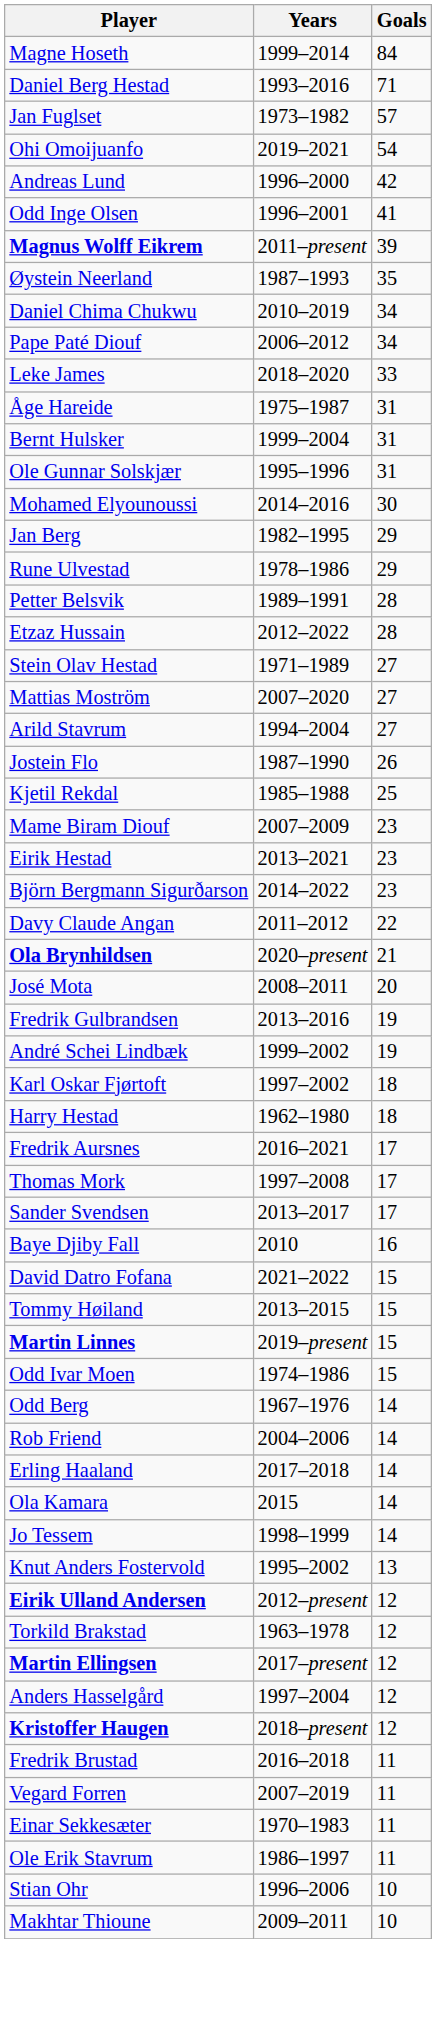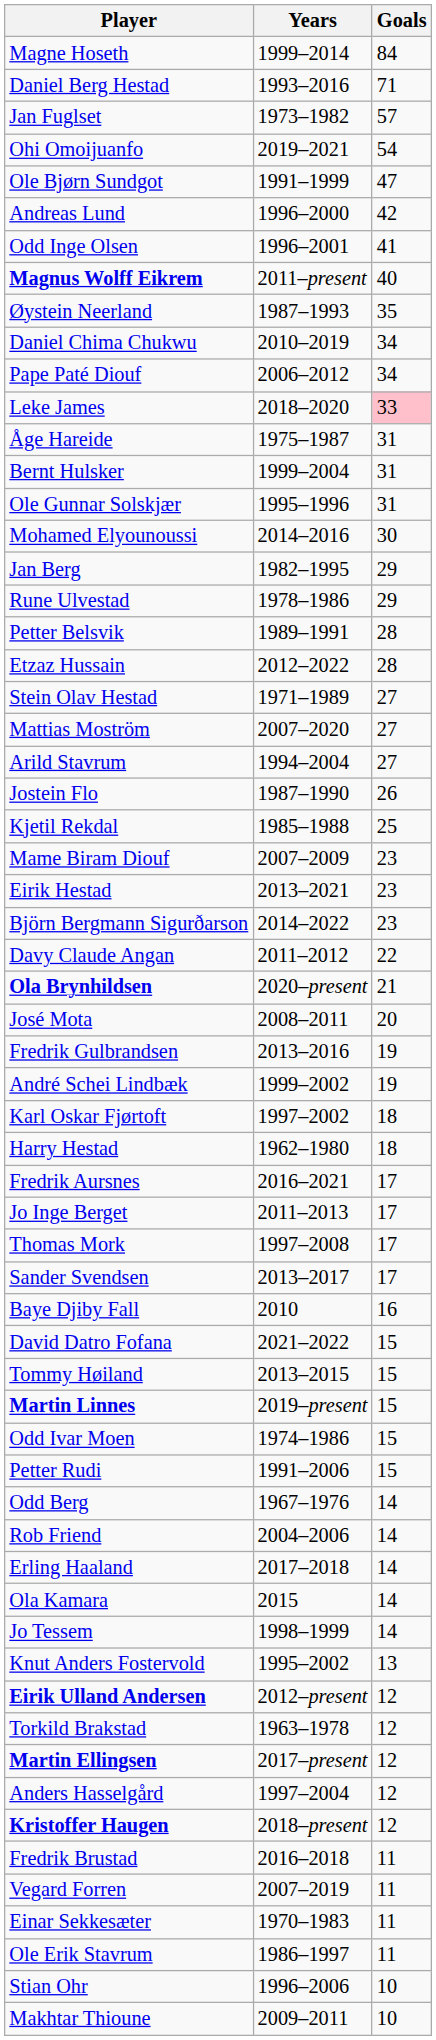+ row: (86, 181)
(387, 246) 39 -> (387, 278) 40
(387, 375) no background -> (387, 407) pink background
+ row: (68, 1212)
+ row: (55, 1470)
